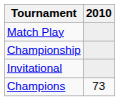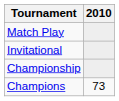rows swapped: (44, 50) <-> (35, 68)
